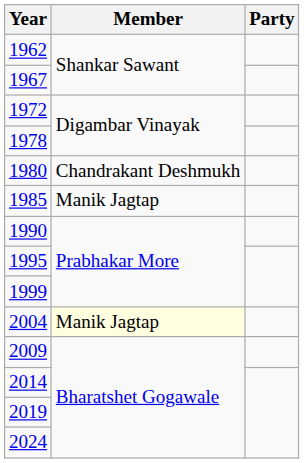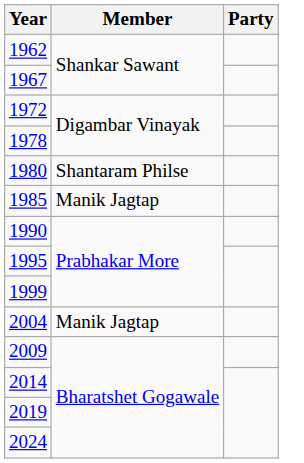(148, 170) Chandrakant Deshmukh -> (122, 170) Shantaram Philse
(107, 321) lightyellow background -> (107, 321) no background
